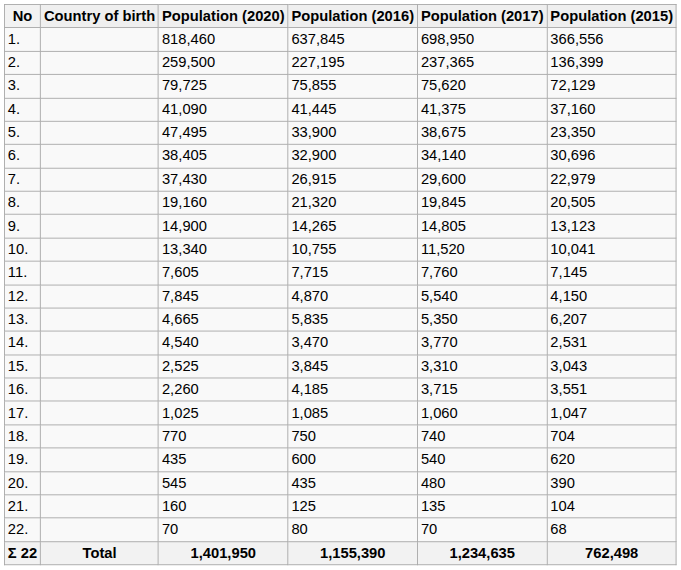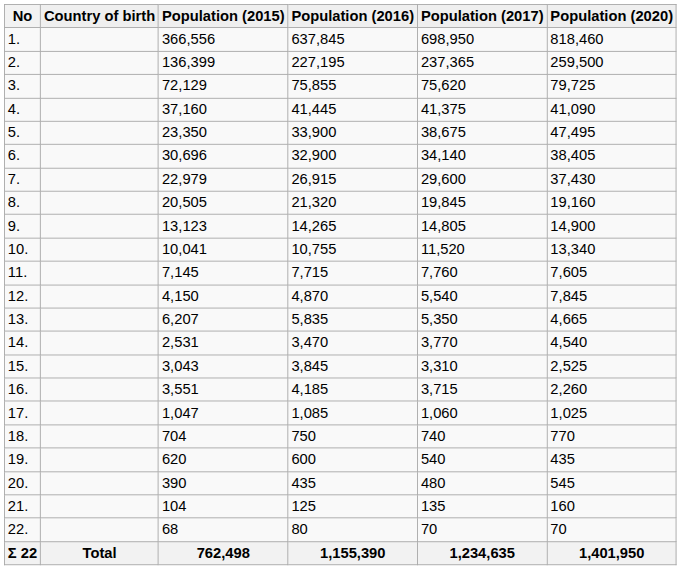columns swapped: (612, 16) <-> (223, 16)
